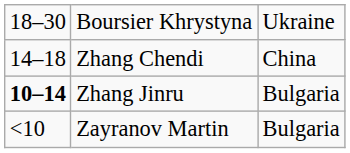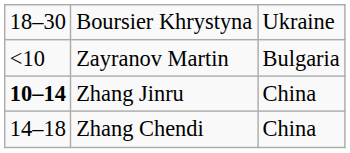rows swapped: (140, 57) <-> (152, 128)
(301, 93) Bulgaria -> (289, 93) China
